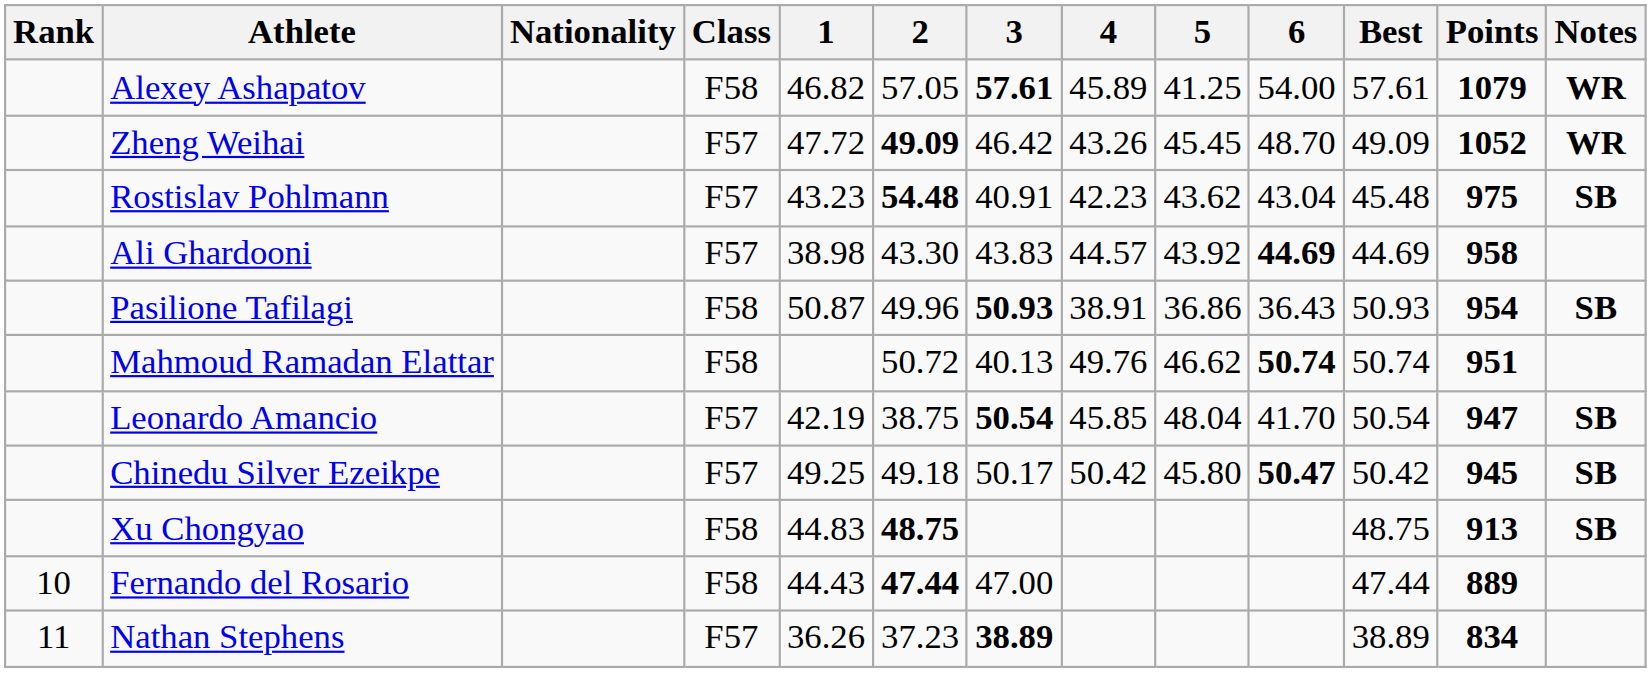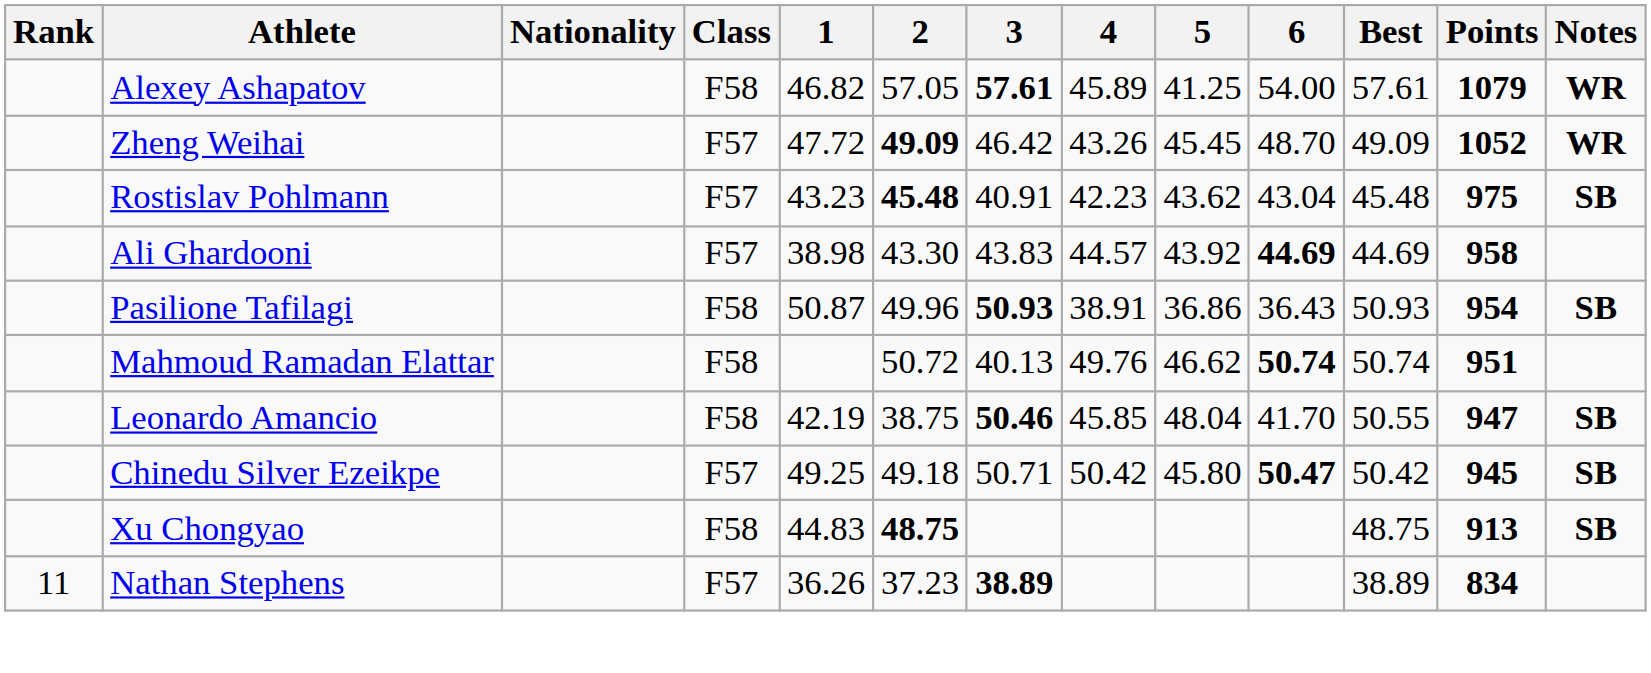(920, 197) 54.48 -> (920, 197) 45.48
(731, 417) F57 -> (731, 417) F58
(1014, 417) 50.54 -> (1014, 417) 50.46
(1391, 417) 50.54 -> (1391, 417) 50.55
(1014, 472) 50.17 -> (1014, 472) 50.71
- row: (260, 582)
